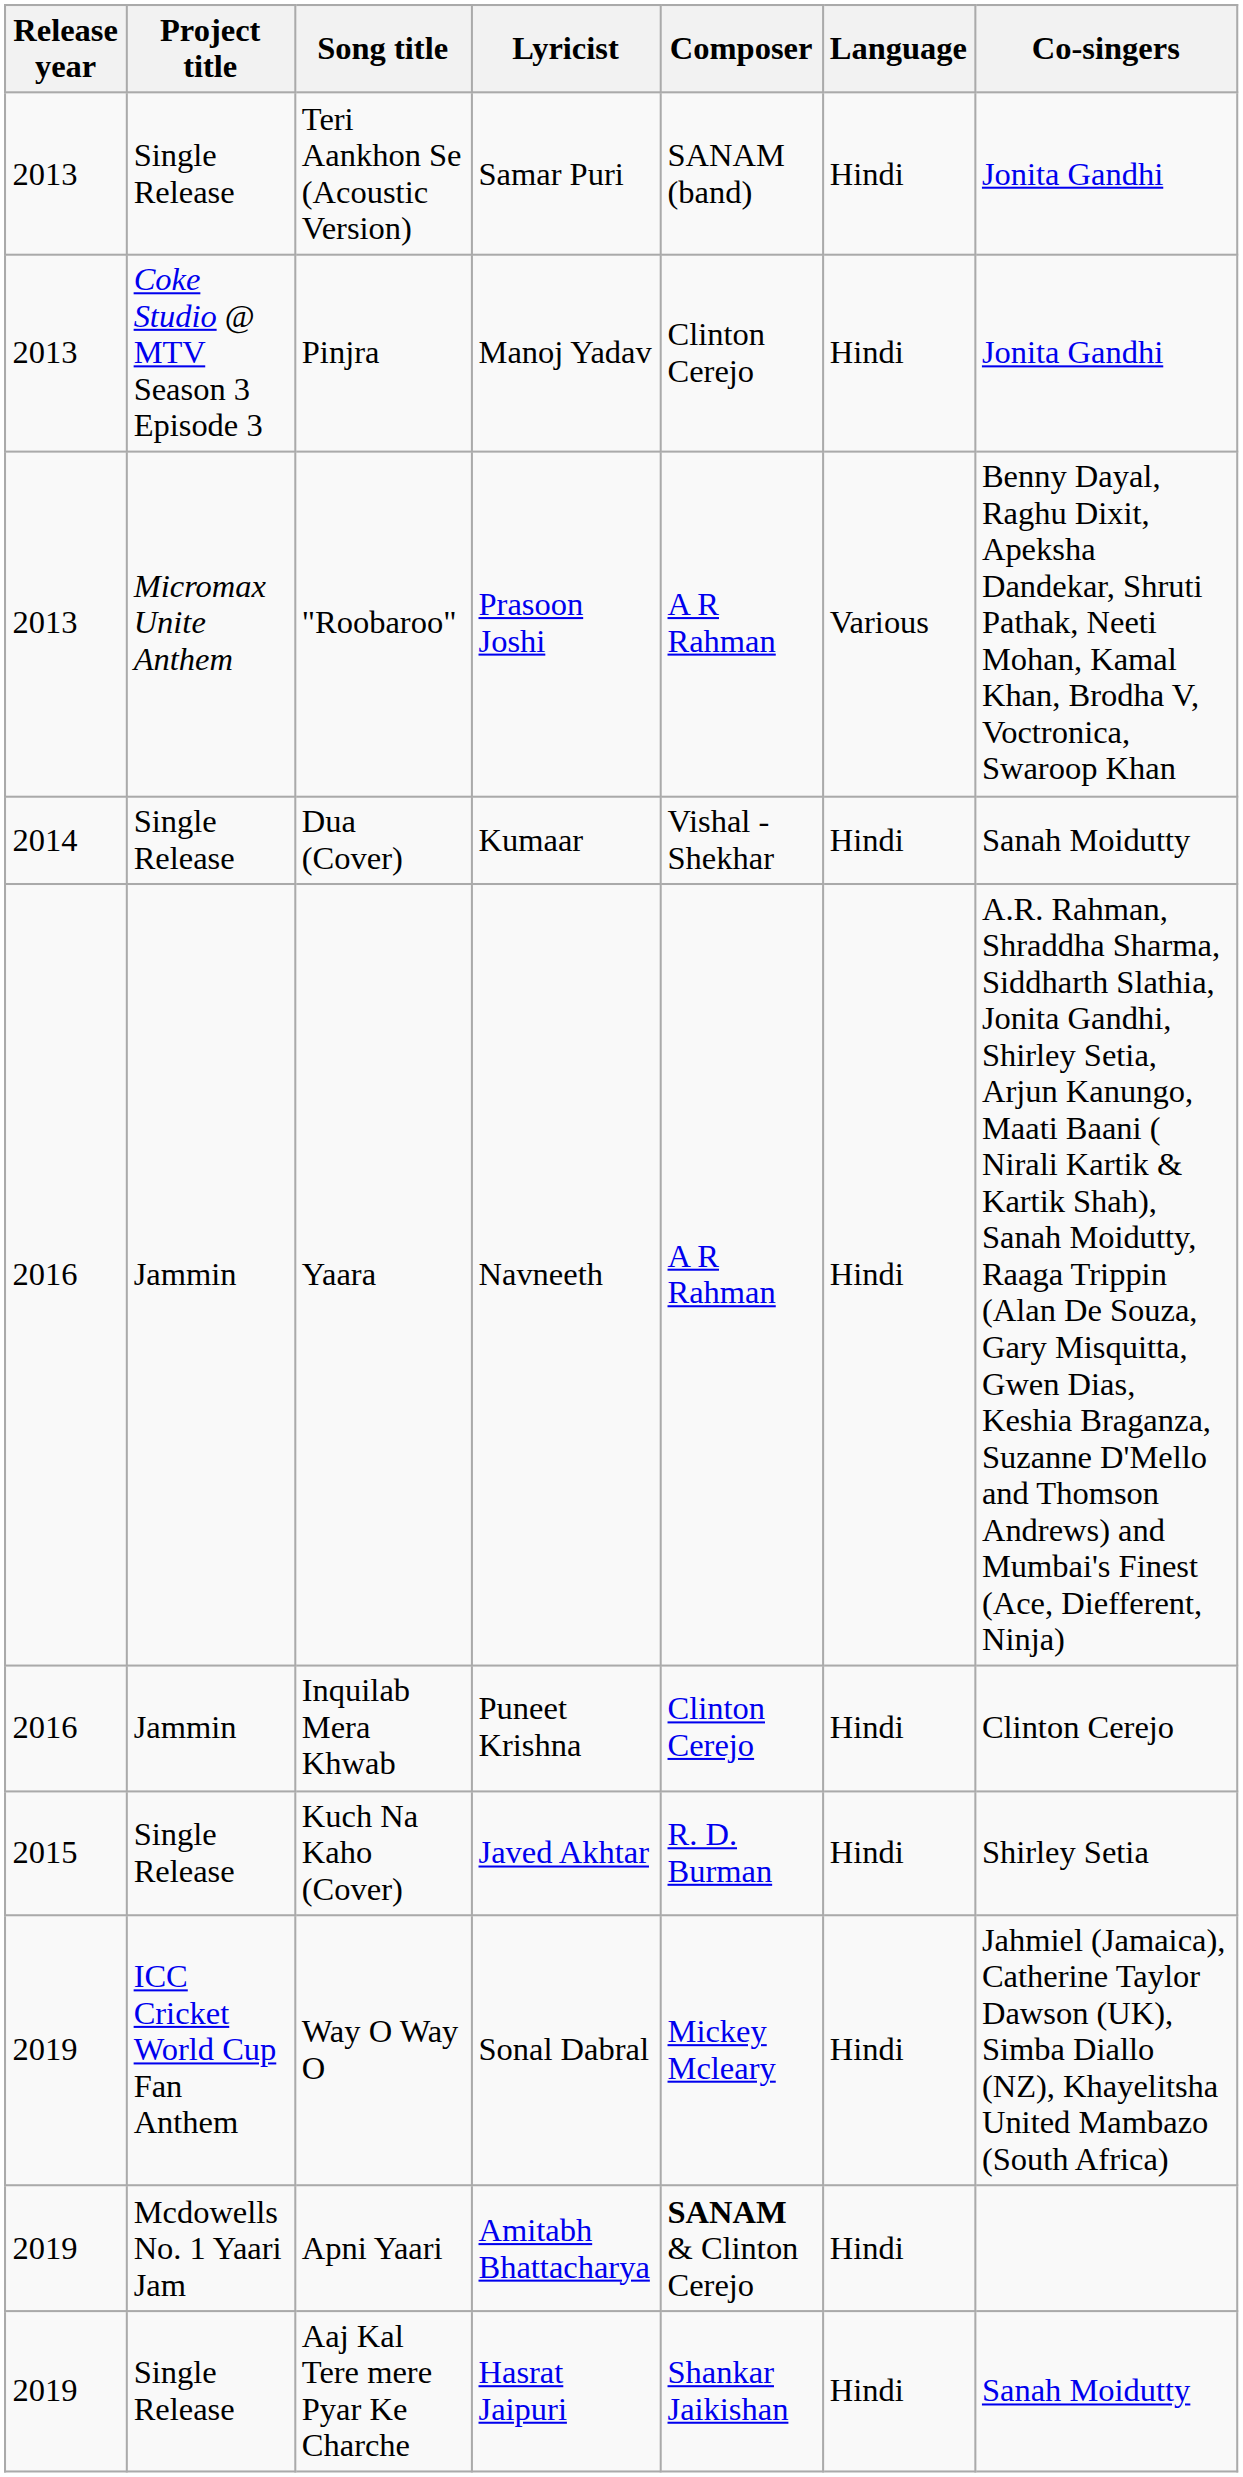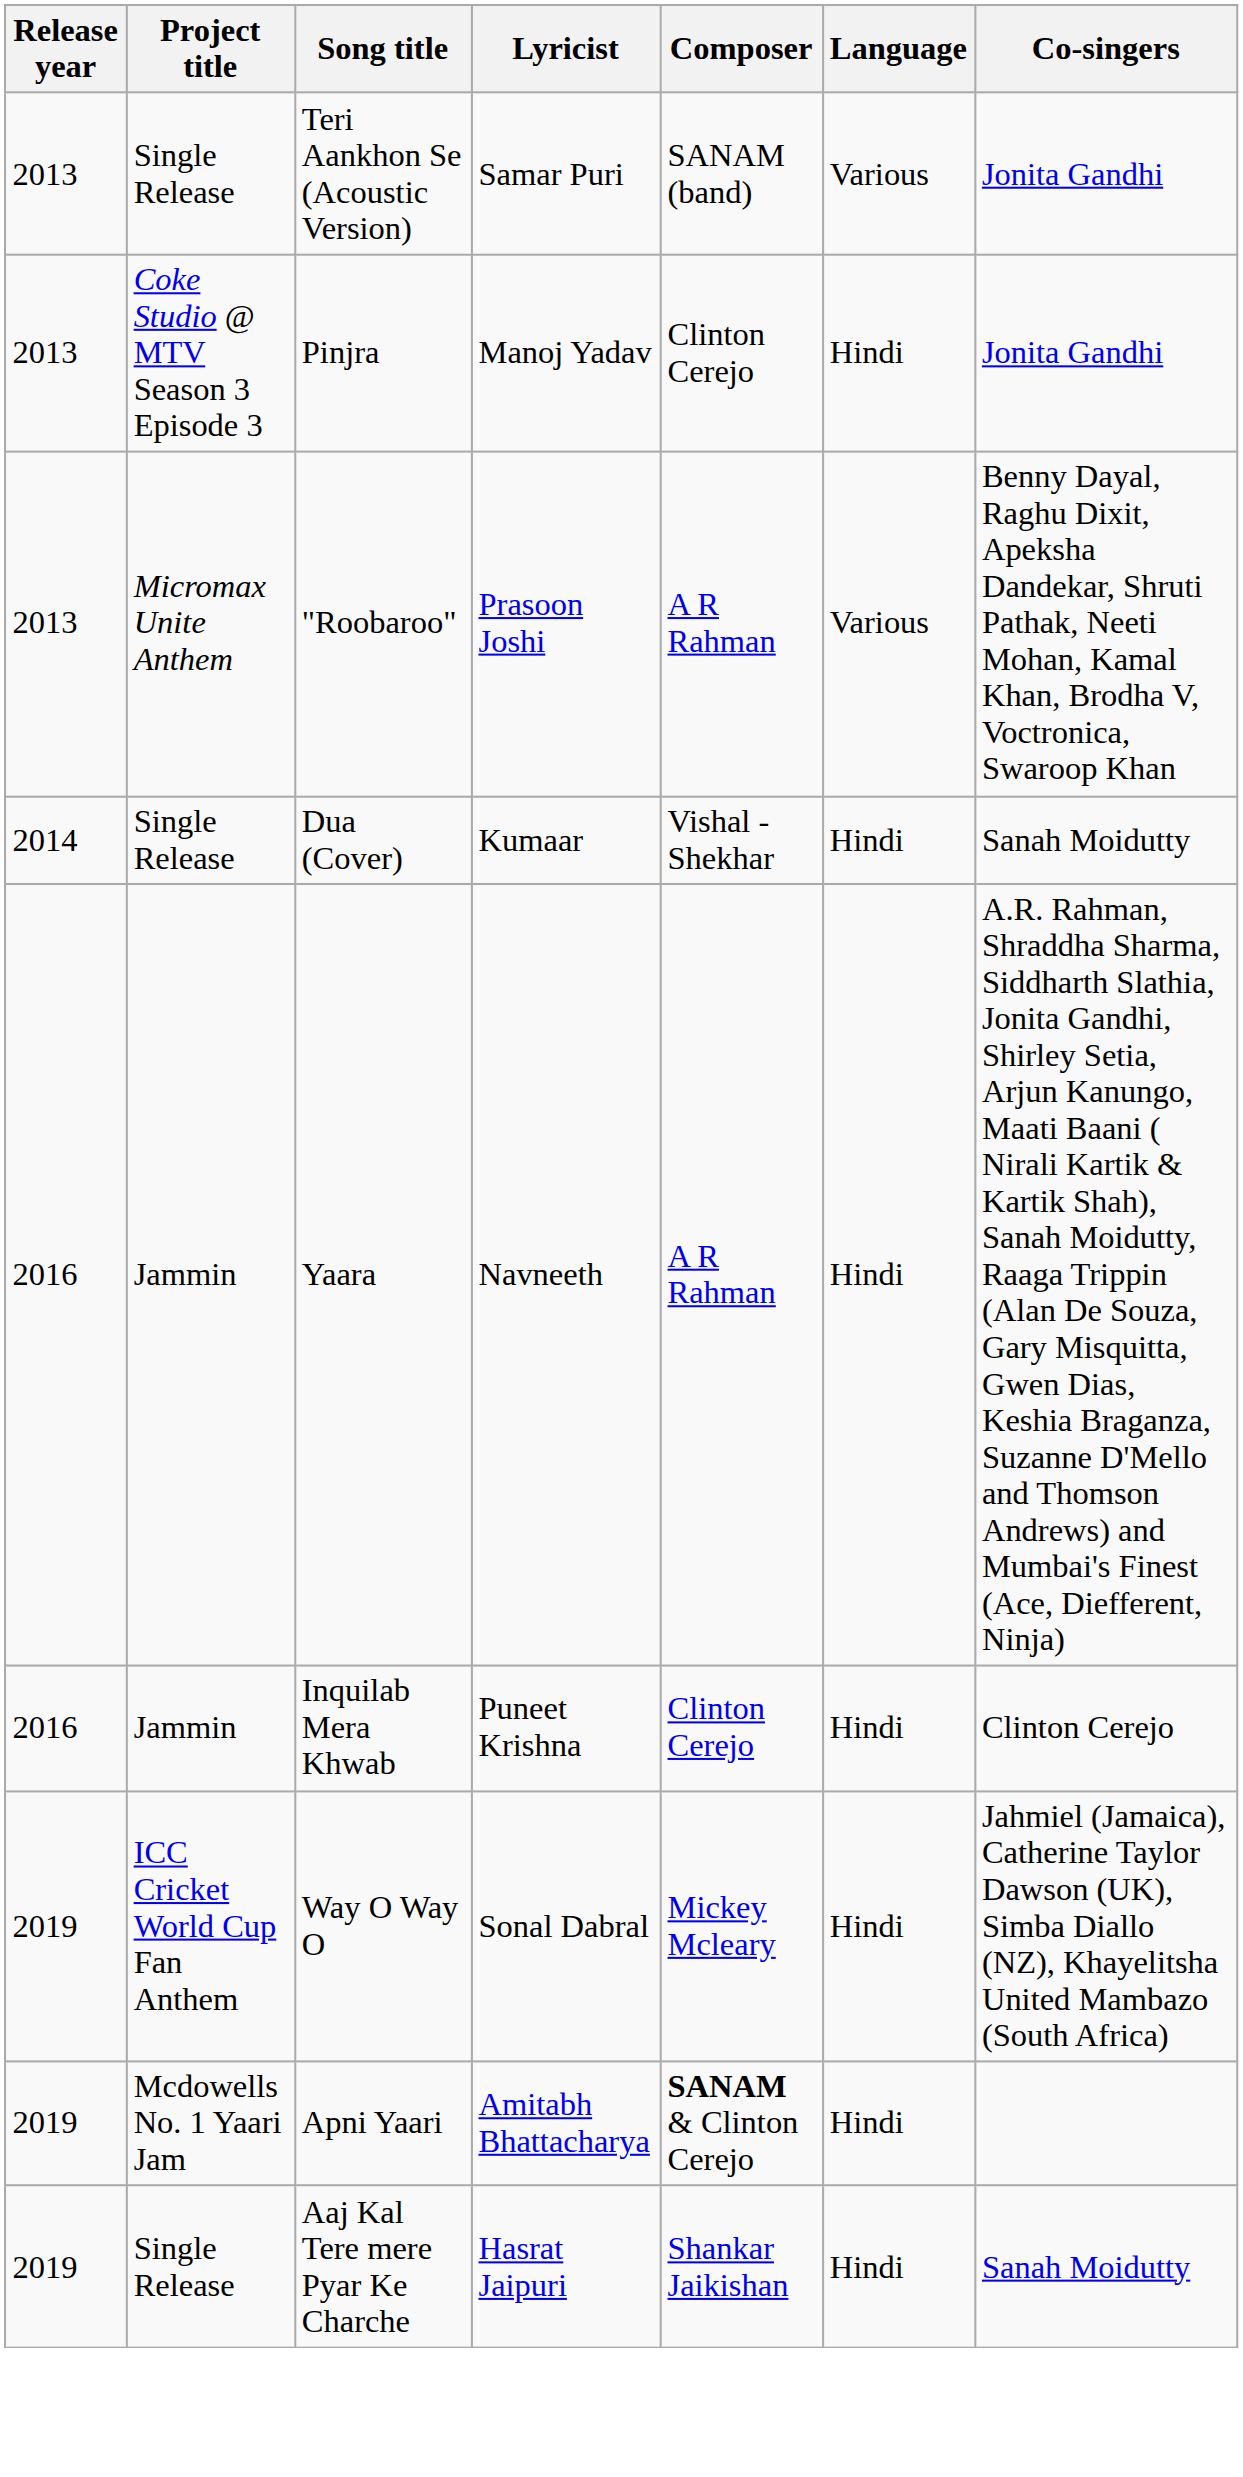(867, 173) Hindi -> (879, 173) Various
- row: (360, 1852)
